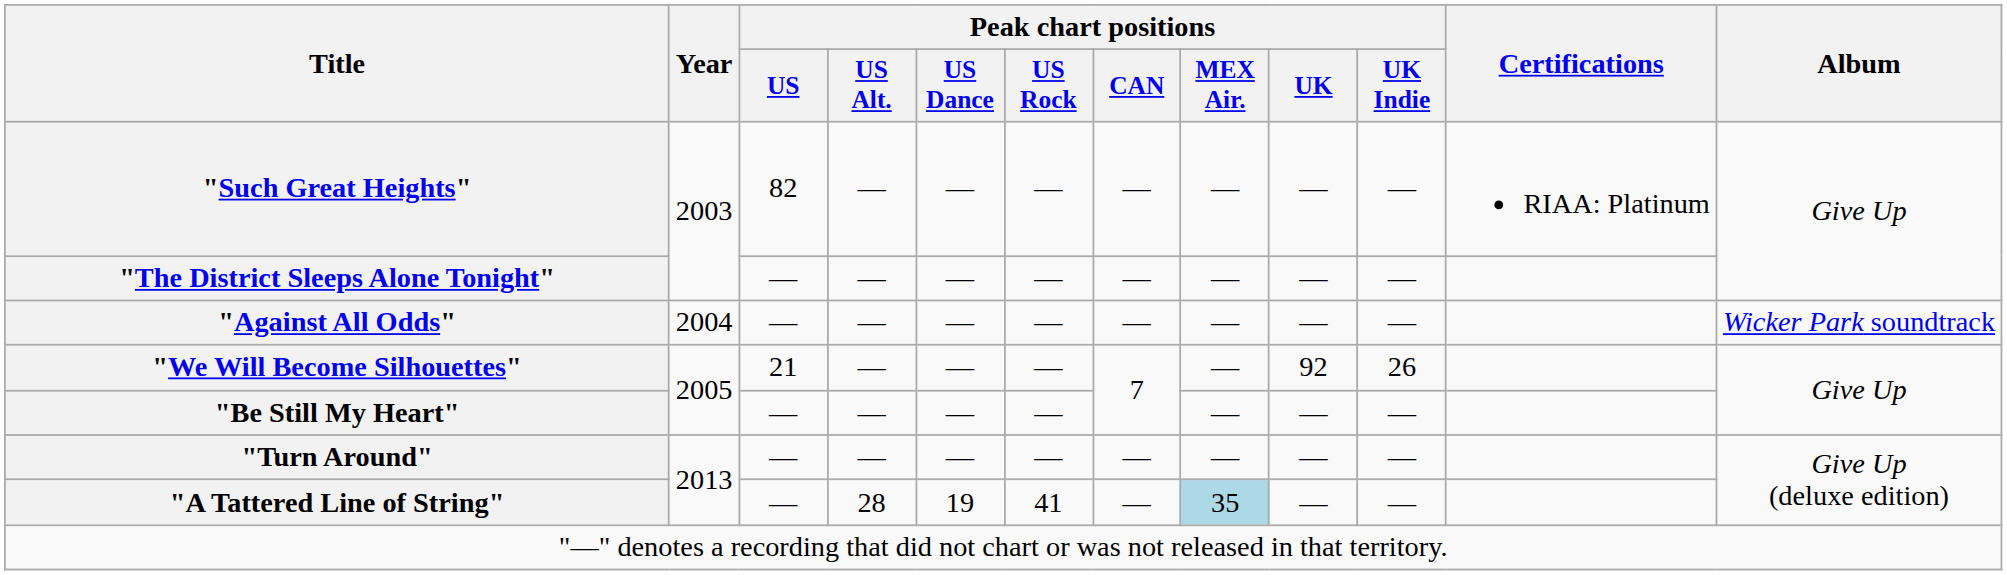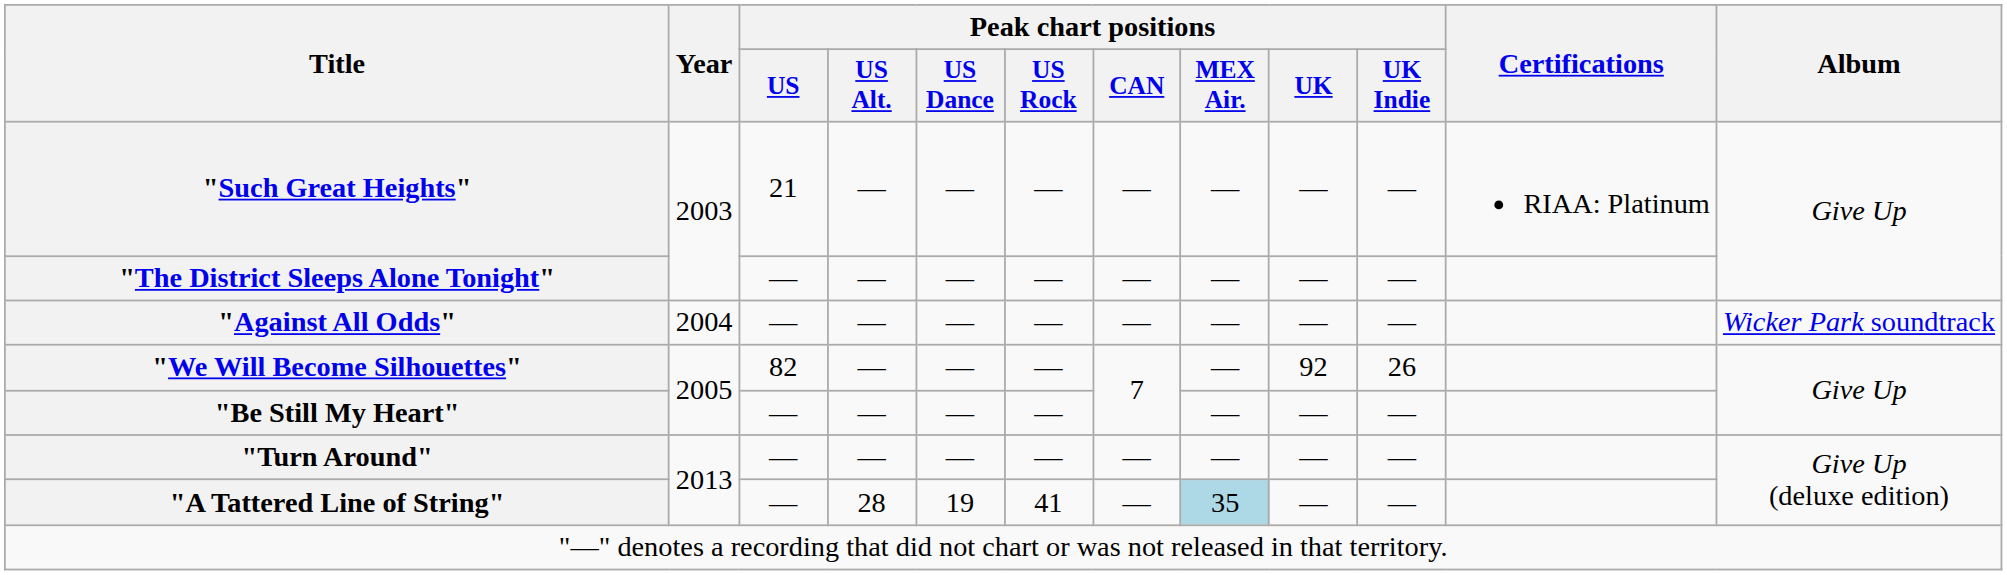(783, 188) 82 -> (783, 188) 21
(783, 367) 21 -> (783, 367) 82
